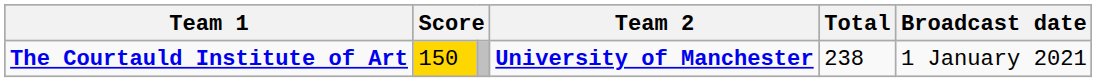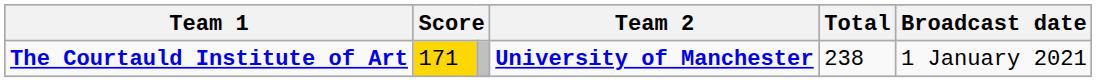(438, 59) 150 -> (438, 59) 171
